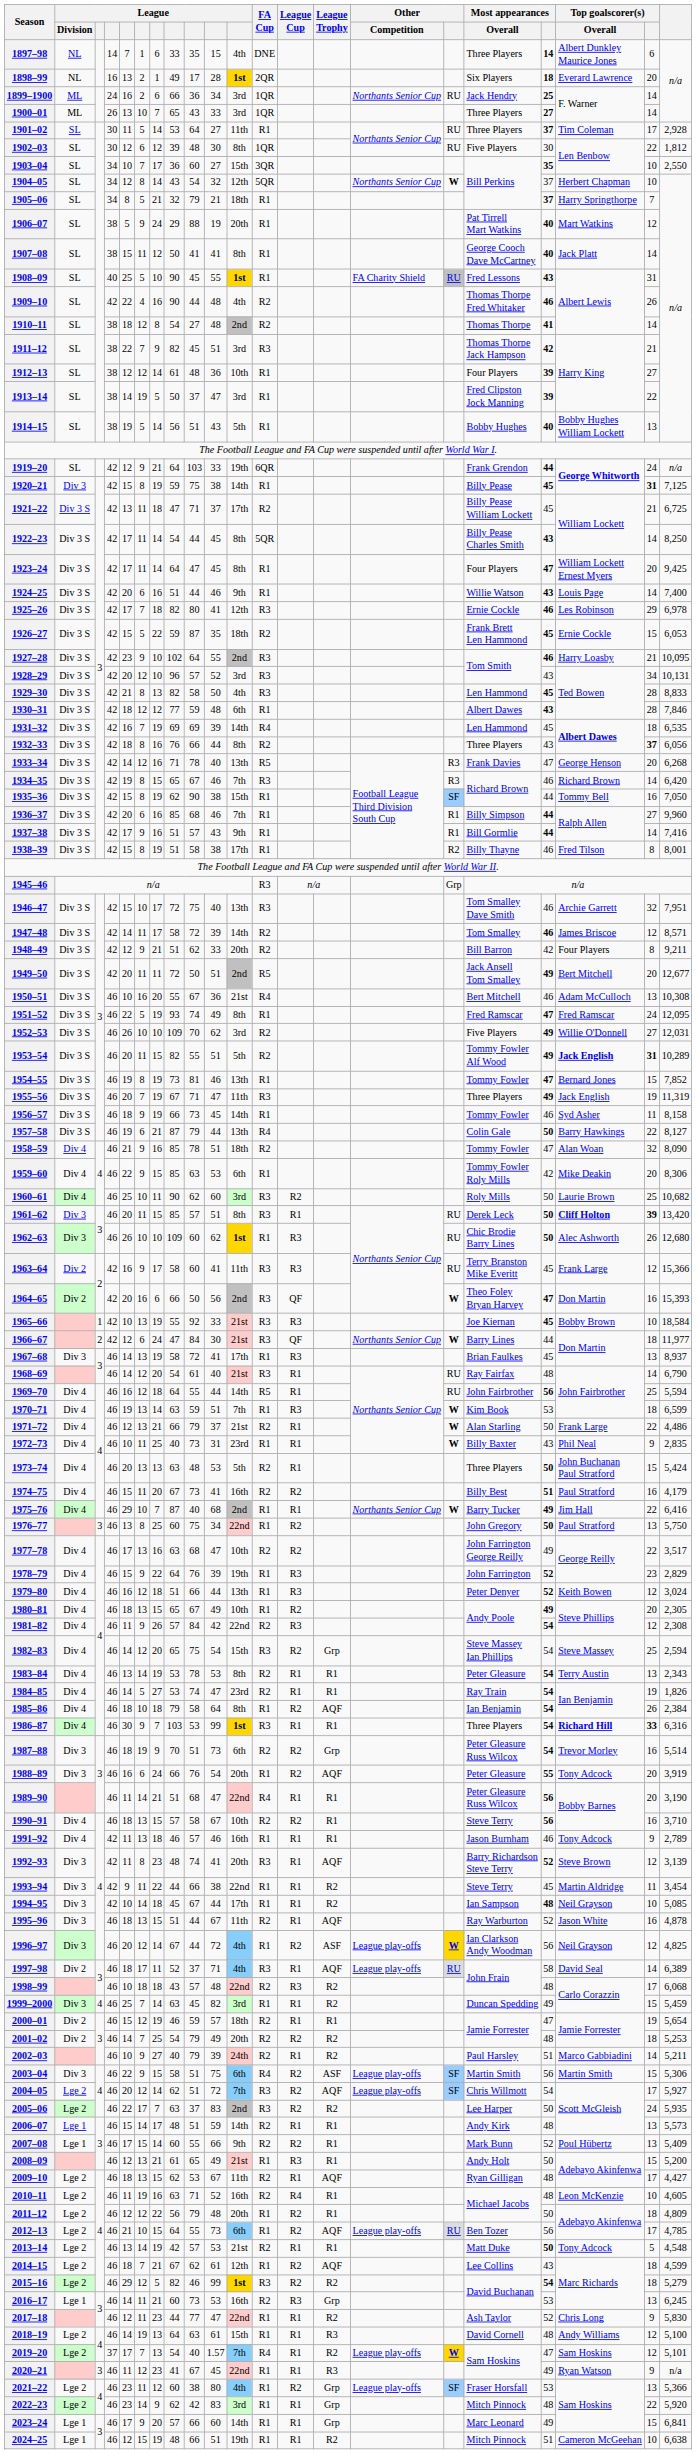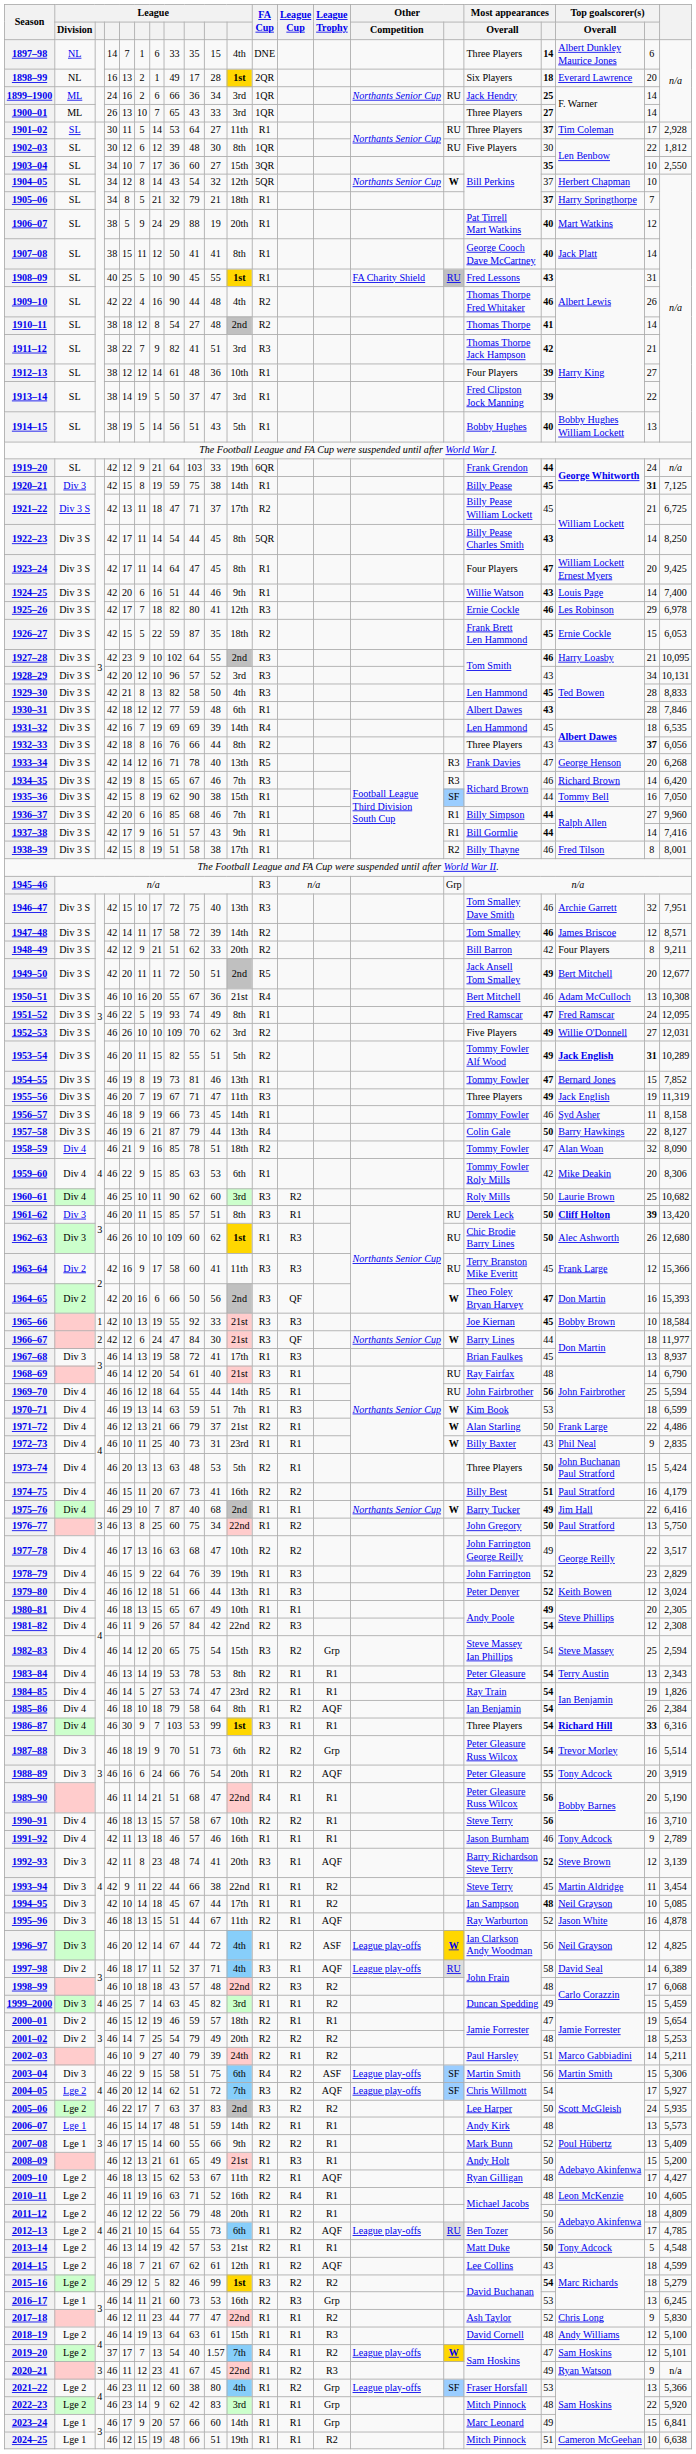(194, 349) 45 -> (194, 349) 41
(296, 1609) R2 -> (296, 1609) R1
(676, 1797) 3,190 -> (676, 1797) 5,190
(296, 2370) R1 -> (296, 2370) R2
